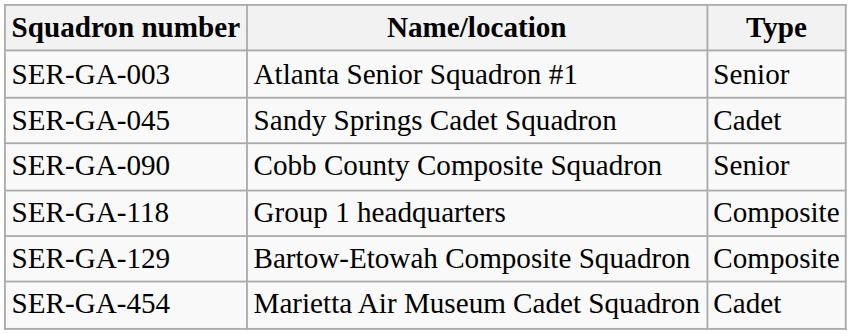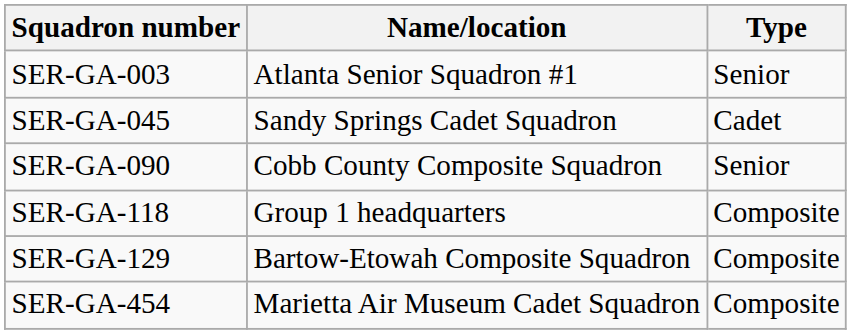(747, 304) Cadet -> (776, 304) Composite
